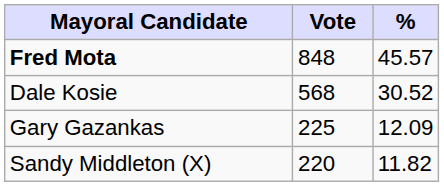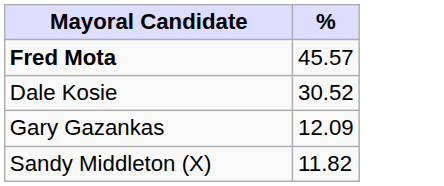- column: (333, 22)
